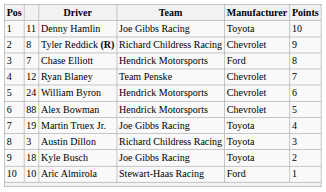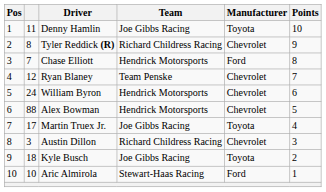(31, 125) 19 -> (31, 125) 17
(241, 141) Toyota -> (247, 141) Chevrolet
